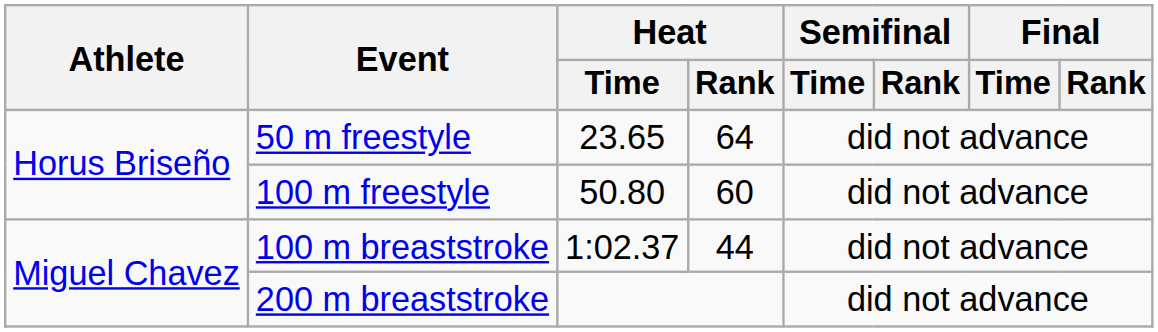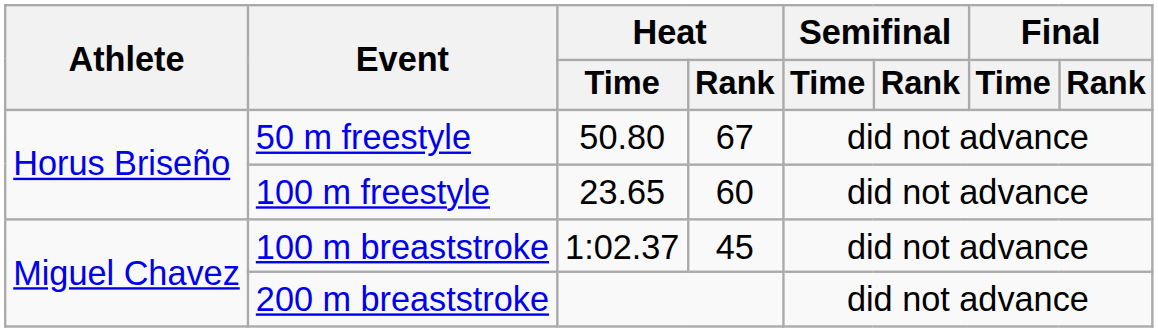(622, 138) 23.65 -> (622, 138) 50.80
(735, 138) 64 -> (735, 138) 67
(622, 192) 50.80 -> (622, 192) 23.65
(735, 246) 44 -> (735, 246) 45
